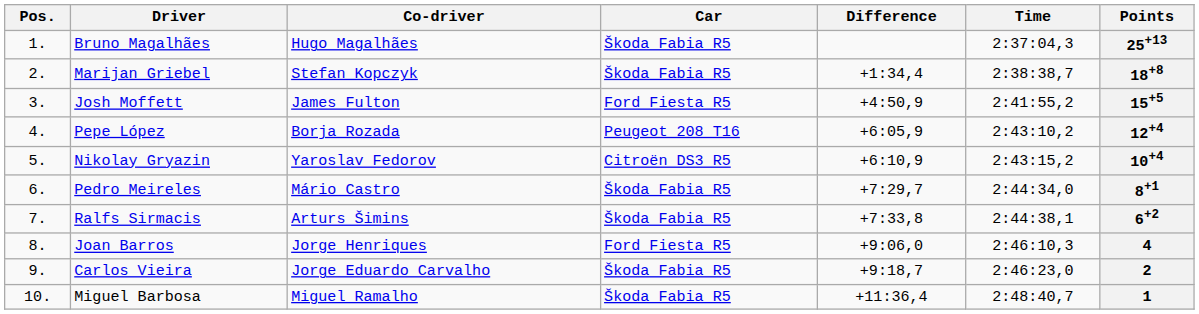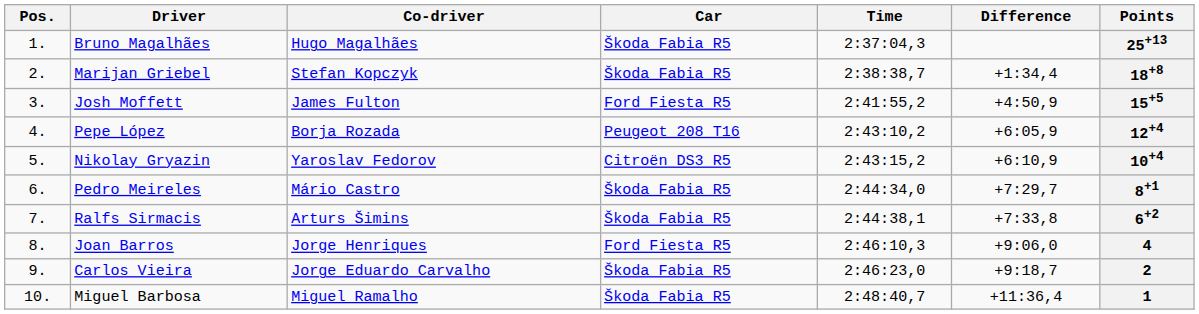columns swapped: (1033, 17) <-> (891, 17)
